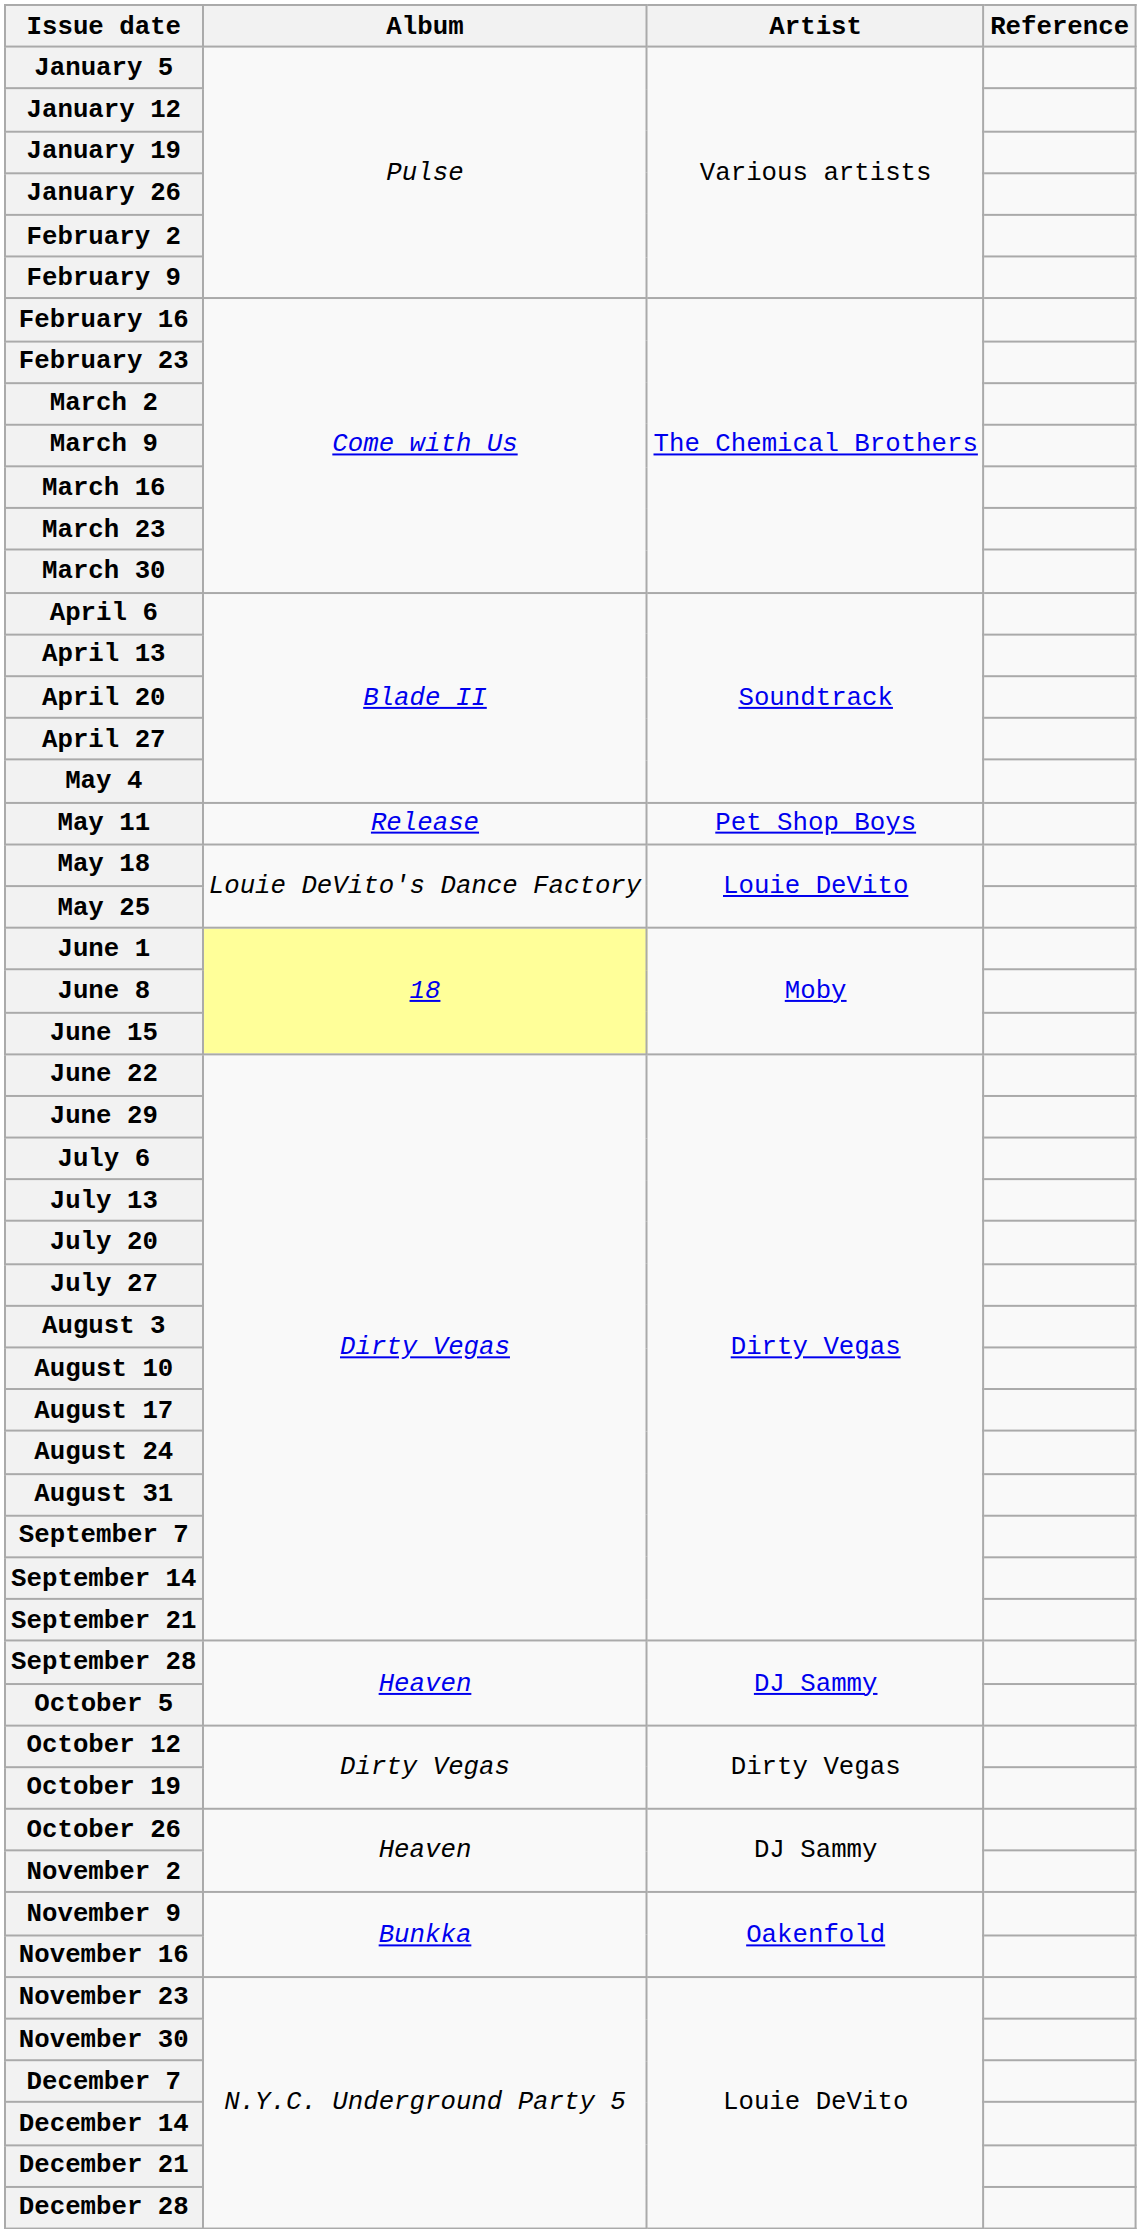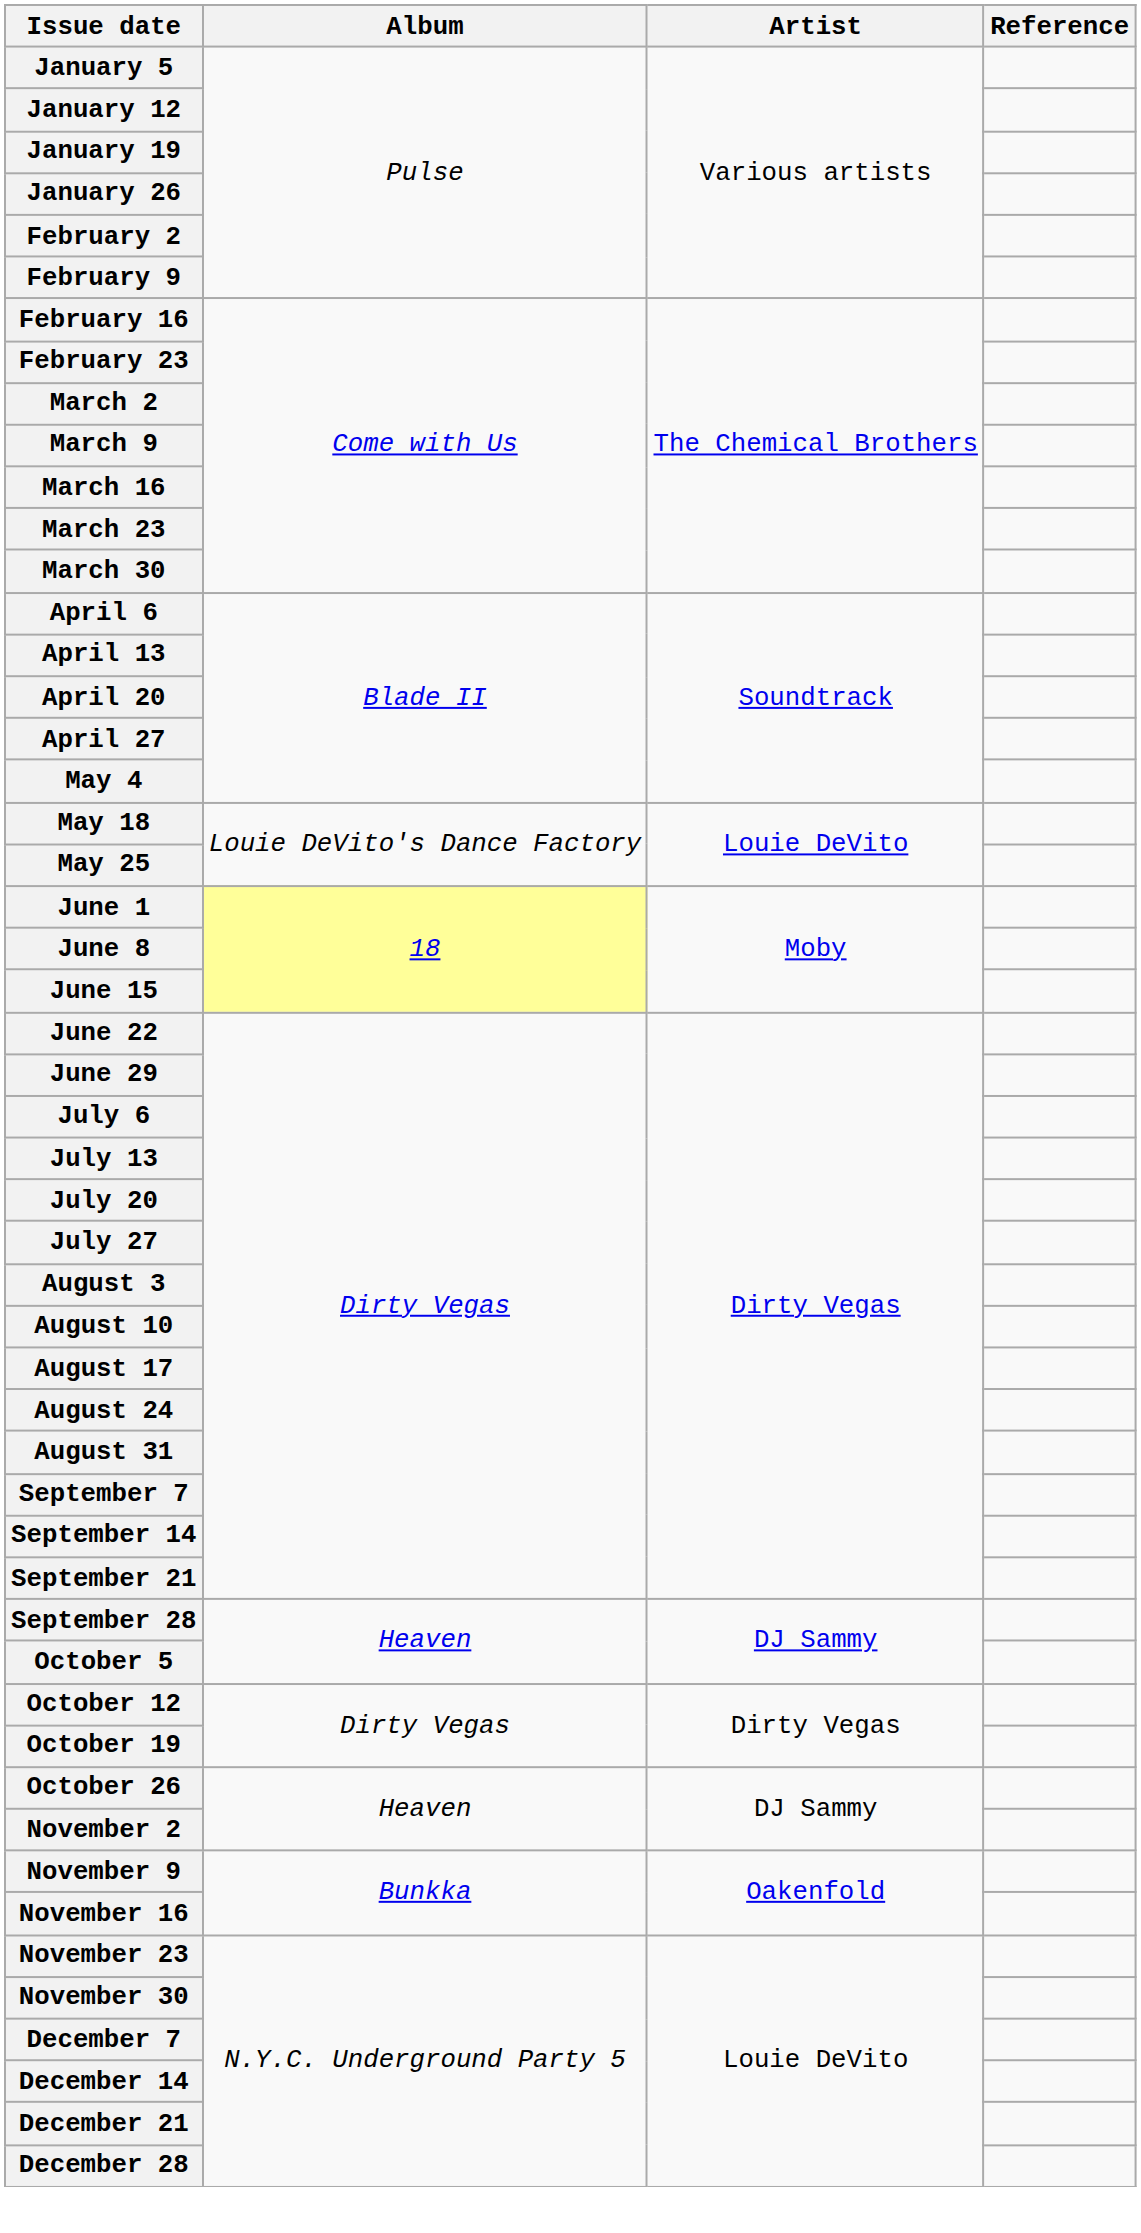- row: (104, 823)
